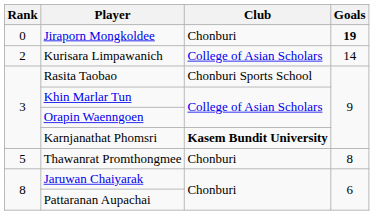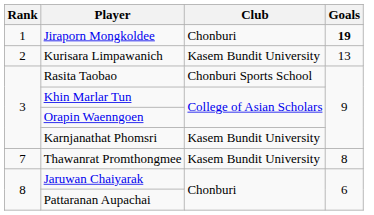(23, 35) 0 -> (23, 35) 1
(255, 55) College of Asian Scholars -> (254, 55) Kasem Bundit University
(350, 55) 14 -> (344, 55) 13
(258, 138) bold -> (254, 138) normal
(23, 158) 5 -> (23, 158) 7
(212, 158) Chonburi -> (254, 158) Kasem Bundit University
